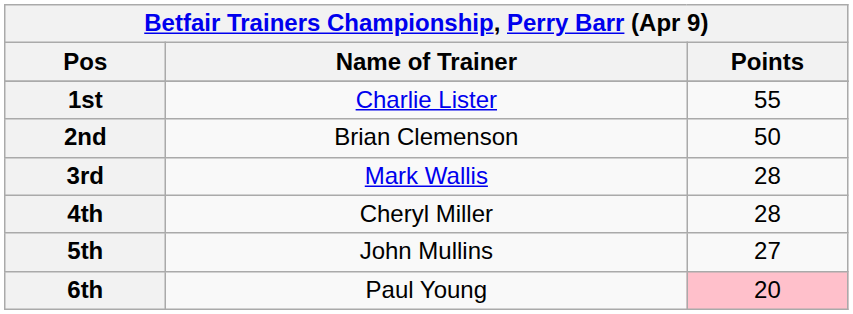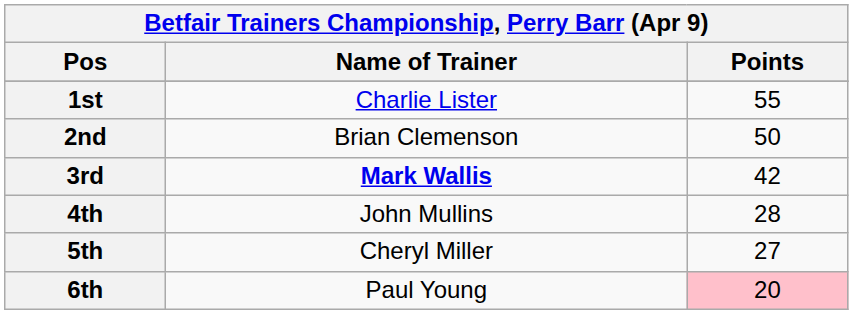(426, 175) normal -> (426, 175) bold
(767, 175) 28 -> (767, 175) 42
(426, 213) Cheryl Miller -> (426, 213) John Mullins
(426, 251) John Mullins -> (426, 251) Cheryl Miller
